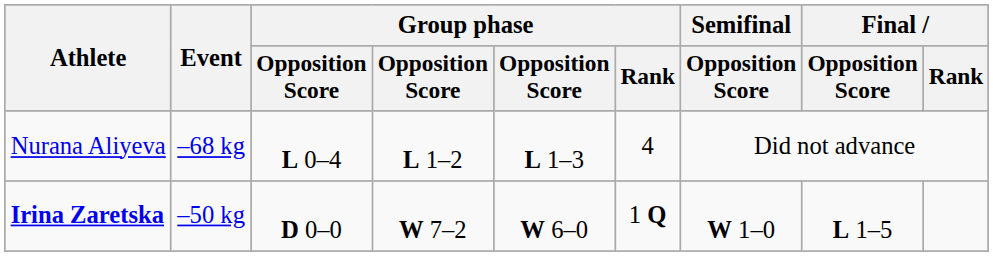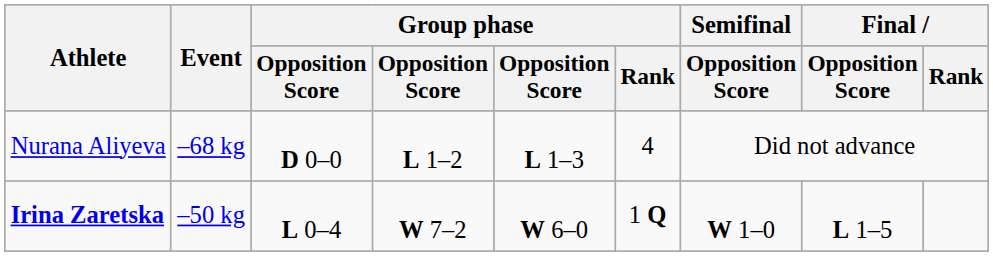(311, 160) L 0–4 -> (311, 160) D 0–0
(311, 230) D 0–0 -> (311, 230) L 0–4
